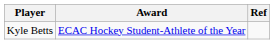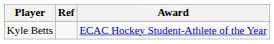columns swapped: (152, 13) <-> (259, 13)
